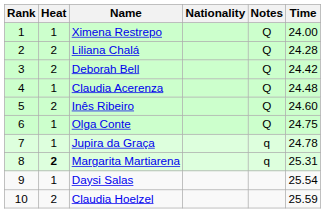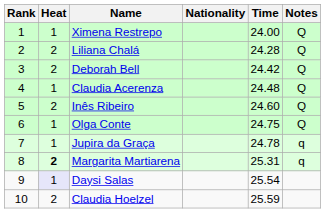columns swapped: (303, 13) <-> (267, 13)
(54, 180) no background -> (54, 180) lavender background
